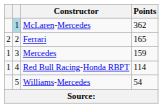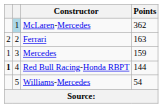(140, 39) 165 -> (140, 39) 163
(8, 67) normal -> (8, 67) bold
(140, 67) 114 -> (140, 67) 144
